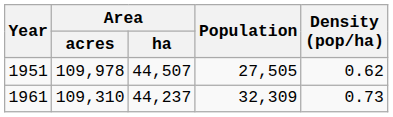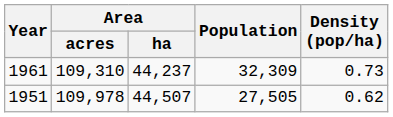rows swapped: (28, 71) <-> (28, 98)
